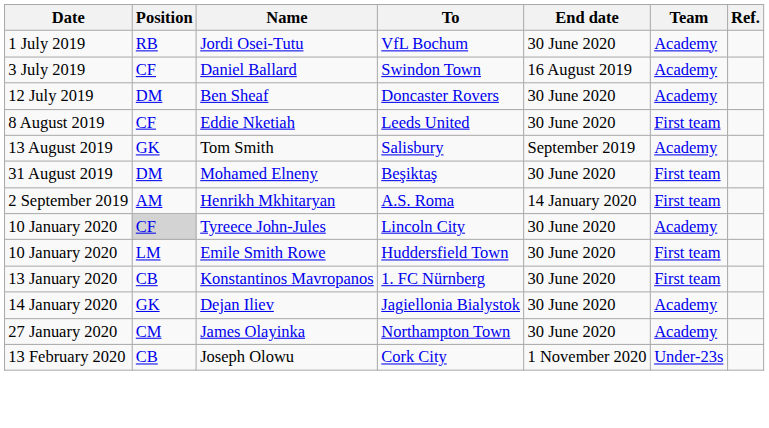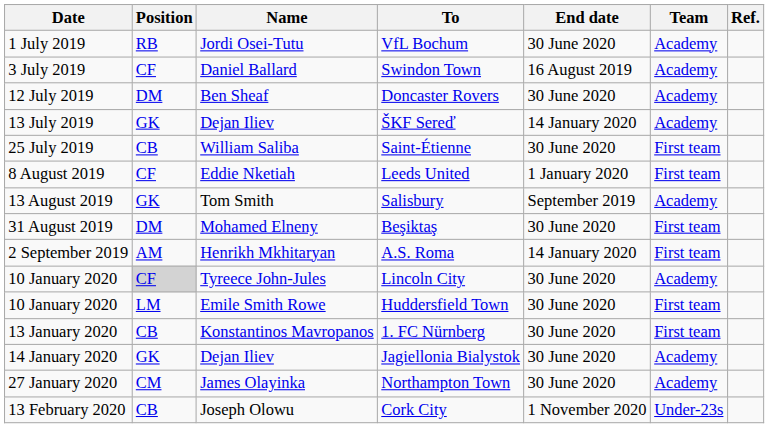+ row: (418, 122)
+ row: (426, 148)
(572, 122) 30 June 2020 -> (578, 174) 1 January 2020
